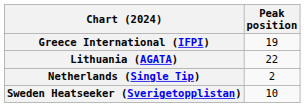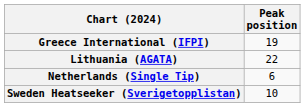(272, 77) 2 -> (272, 77) 6
